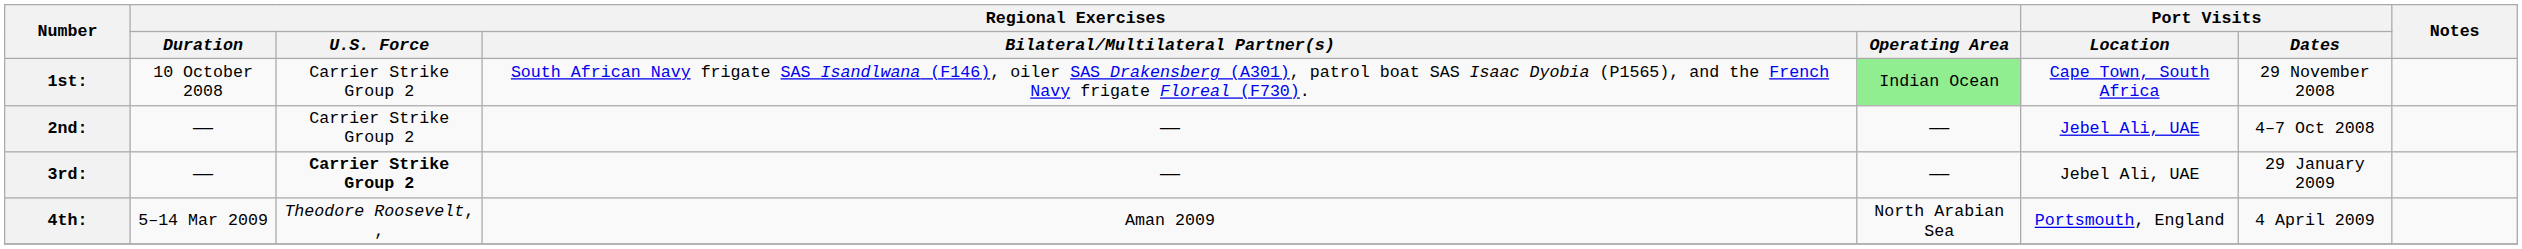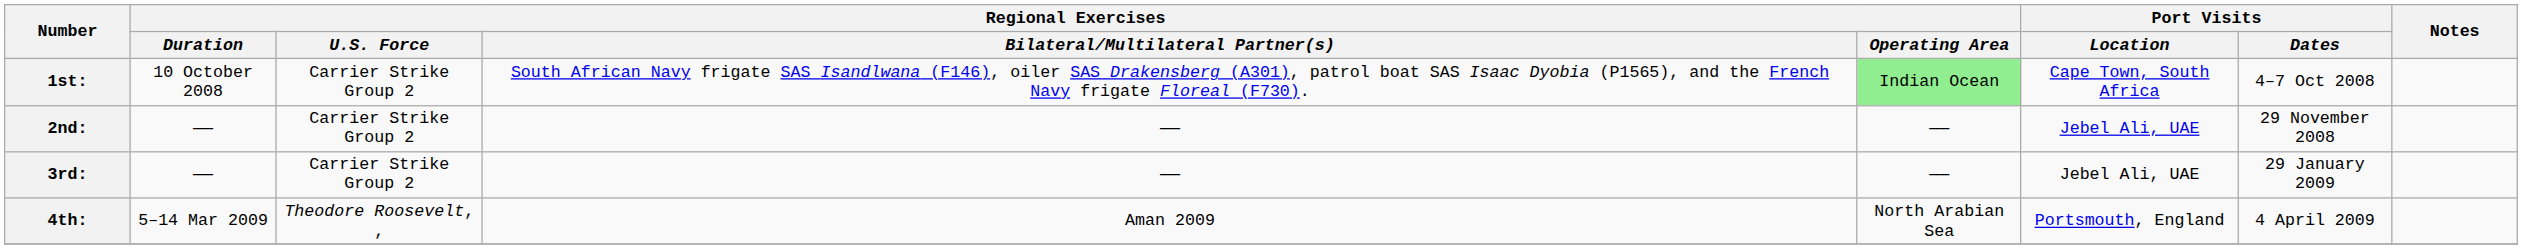(2315, 82) 29 November 2008 -> (2315, 82) 4–7 Oct 2008
(2315, 128) 4–7 Oct 2008 -> (2315, 128) 29 November 2008
(379, 175) bold -> (379, 175) normal
